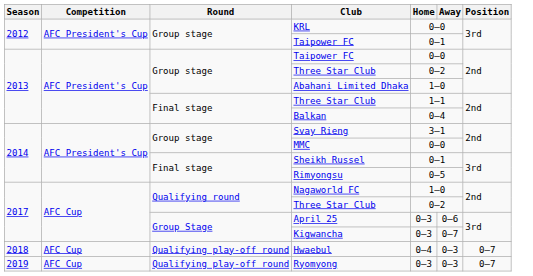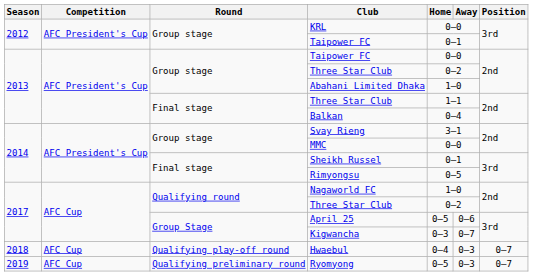(424, 219) 0–3 -> (440, 219) 0–5
(221, 264) Qualifying play-off round -> (229, 264) Qualifying preliminary round
(424, 264) 0–3 -> (440, 264) 0–5
